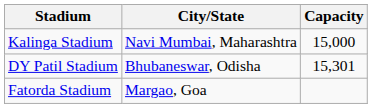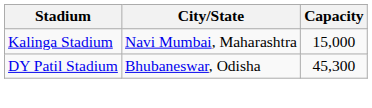(334, 66) 15,301 -> (334, 66) 45,300
- row: (60, 90)
